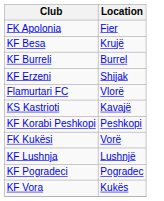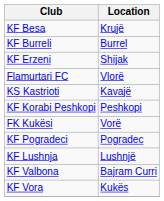- row: (34, 28)
rows swapped: (32, 156) <-> (37, 172)
+ row: (33, 172)
